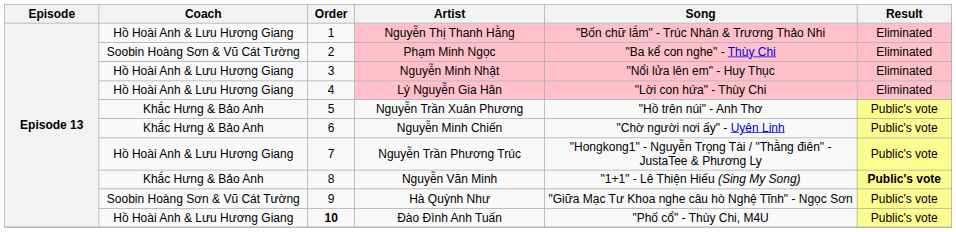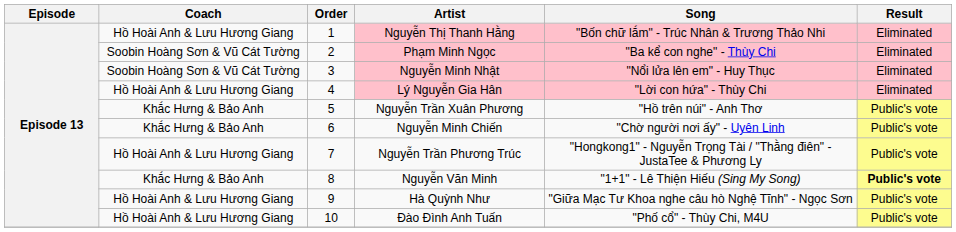(203, 71) Hồ Hoài Anh & Lưu Hương Giang -> (203, 71) Soobin Hoàng Sơn & Vũ Cát Tường
(203, 198) Soobin Hoàng Sơn & Vũ Cát Tường -> (203, 198) Hồ Hoài Anh & Lưu Hương Giang
(331, 217) bold -> (331, 217) normal
